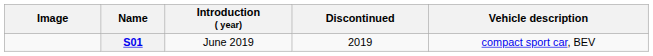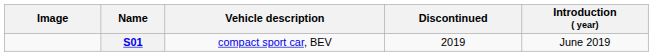columns swapped: (228, 19) <-> (538, 19)
